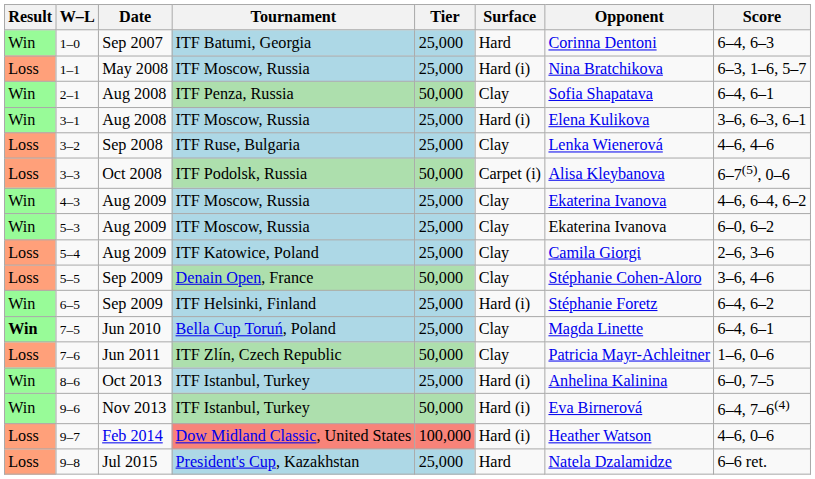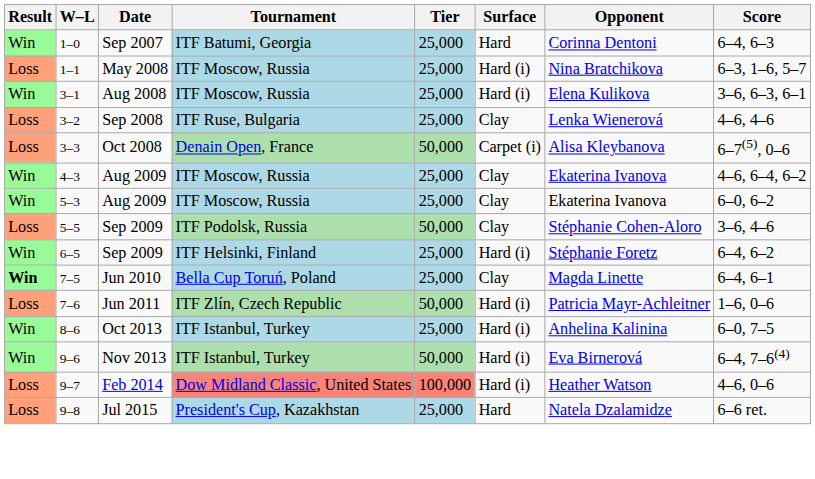- row: (70, 95)
(241, 173) ITF Podolsk, Russia -> (244, 147) Denain Open, France
- row: (70, 253)
(244, 277) Denain Open, France -> (241, 226) ITF Podolsk, Russia
(494, 354) Clay -> (504, 303) Hard (i)
